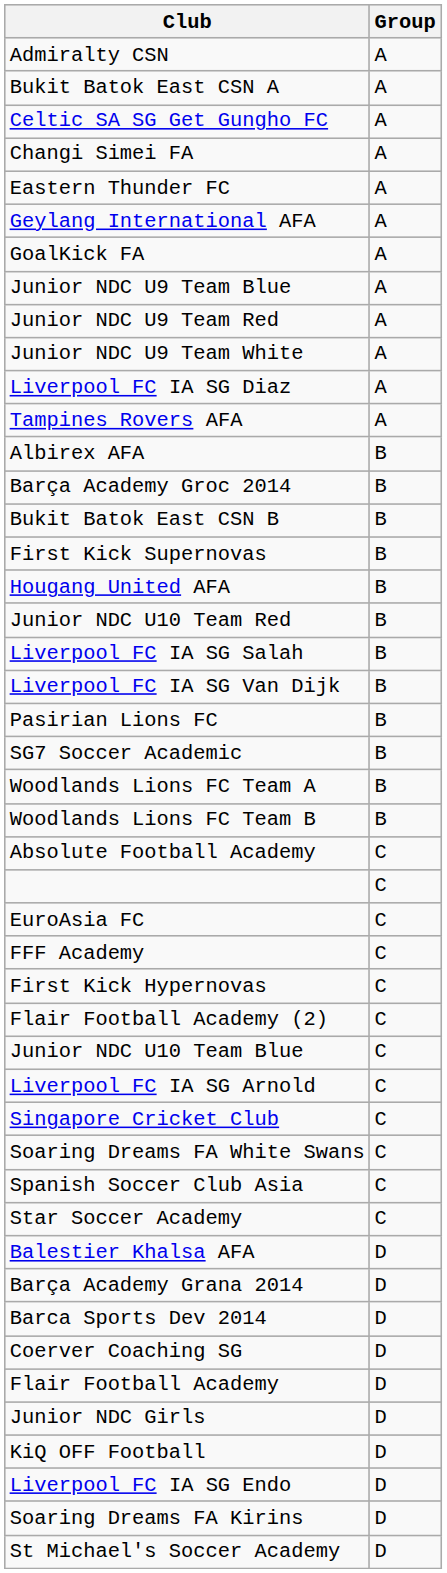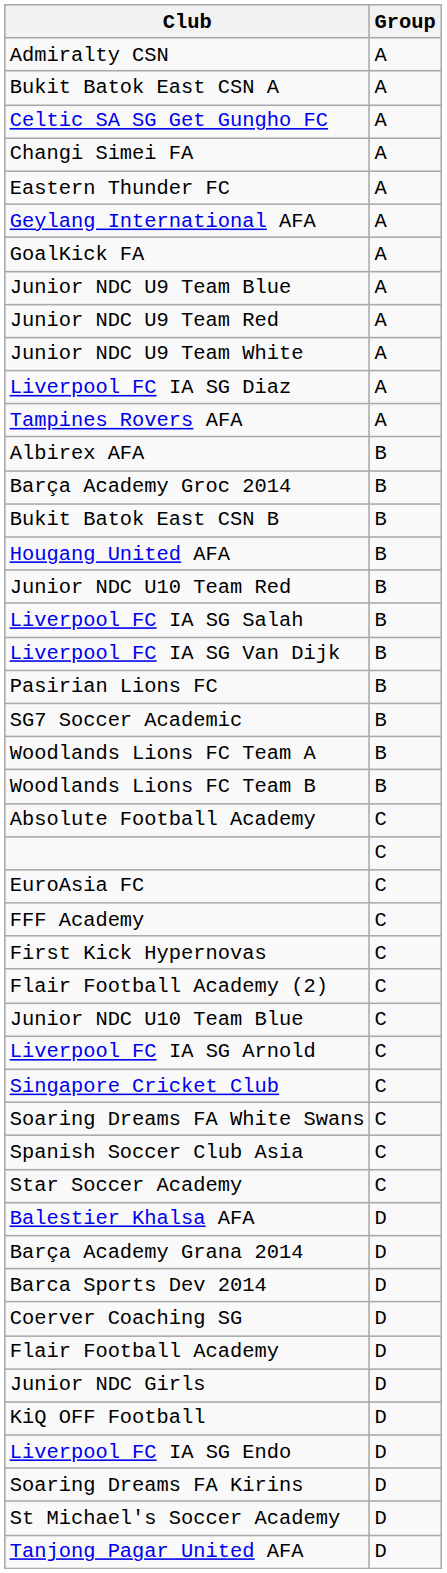- row: (138, 554)
+ row: (157, 1552)
